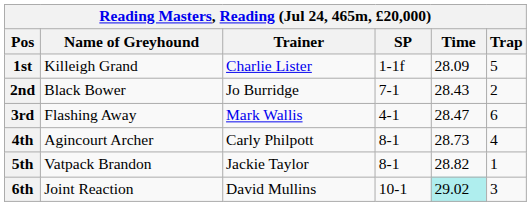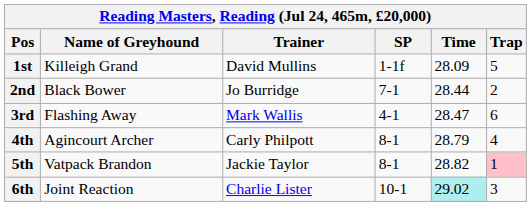(269, 66) Charlie Lister -> (271, 66) David Mullins
(452, 90) 28.43 -> (452, 90) 28.44
(452, 139) 28.73 -> (452, 139) 28.79
(494, 164) no background -> (494, 164) pink background
(271, 189) David Mullins -> (269, 189) Charlie Lister
